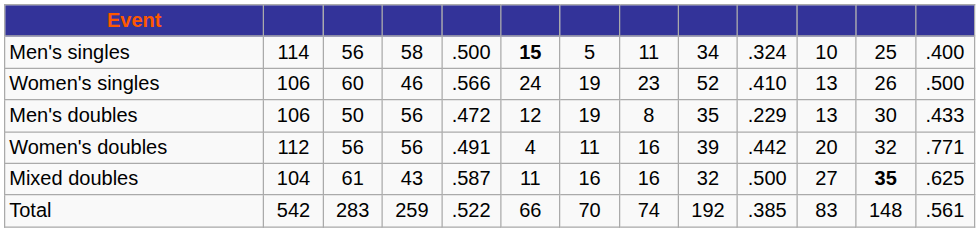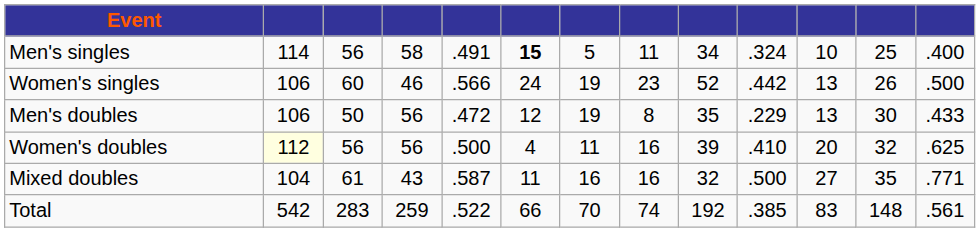(471, 52) .500 -> (471, 52) .491
(767, 83) .410 -> (767, 83) .442
(293, 147) no background -> (293, 147) lightyellow background
(471, 147) .491 -> (471, 147) .500
(767, 147) .442 -> (767, 147) .410
(945, 147) .771 -> (945, 147) .625
(886, 178) bold -> (886, 178) normal
(945, 178) .625 -> (945, 178) .771
